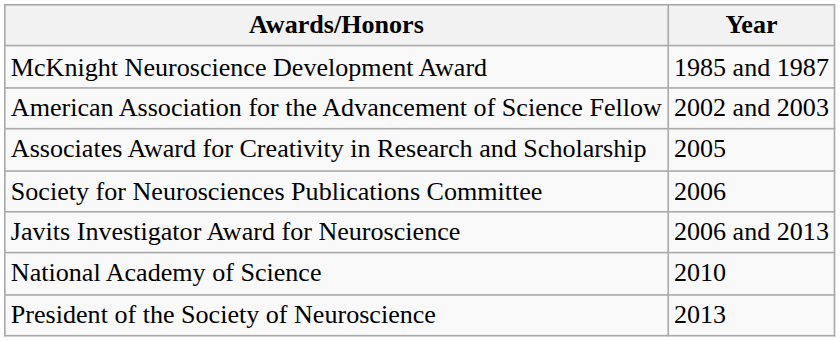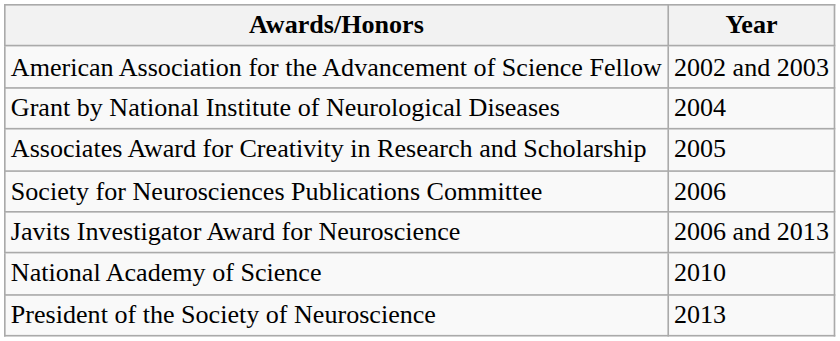- row: (249, 66)
+ row: (285, 107)
